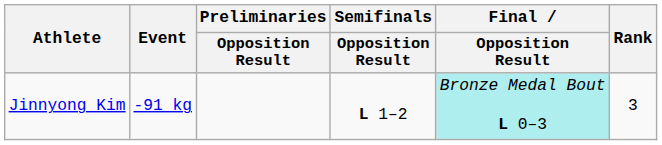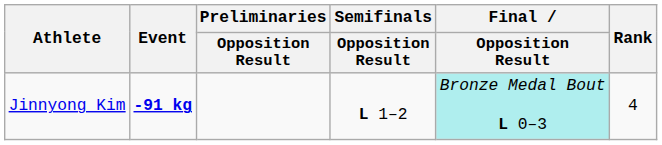(163, 106) normal -> (163, 106) bold
(633, 106) 3 -> (633, 106) 4
